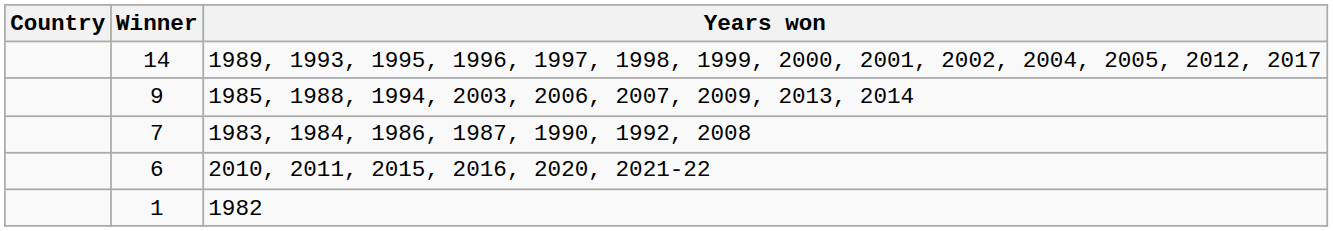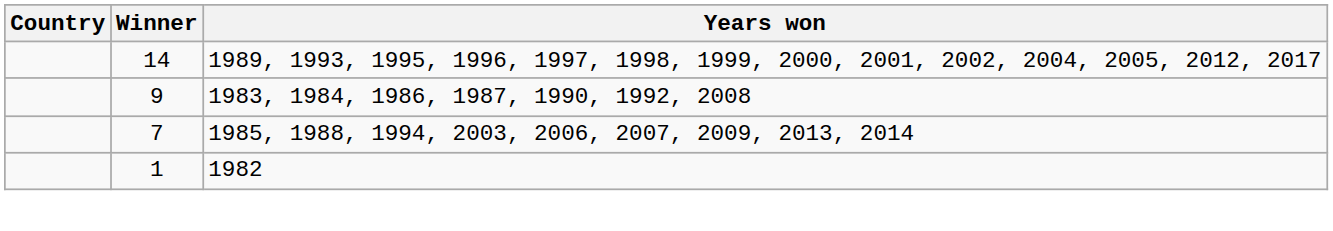(561, 97) 1985, 1988, 1994, 2003, 2006, 2007, 2009, 2013, 2014 -> (480, 97) 1983, 1984, 1986, 1987, 1990, 1992, 2008
(480, 134) 1983, 1984, 1986, 1987, 1990, 1992, 2008 -> (561, 134) 1985, 1988, 1994, 2003, 2006, 2007, 2009, 2013, 2014
- row: (157, 171)
